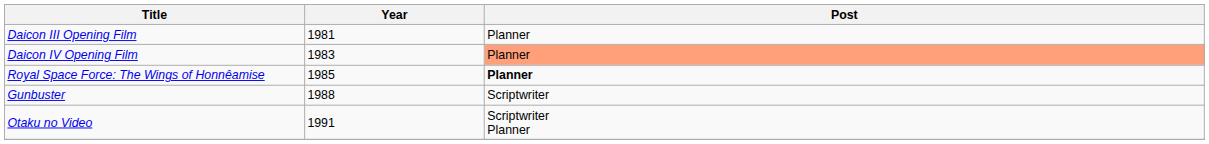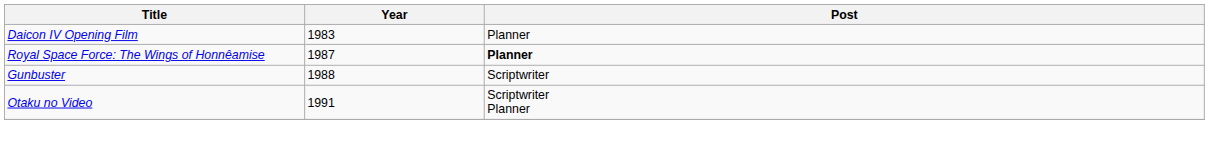- row: (72, 35)
(509, 55) lightsalmon background -> (509, 35) no background
(321, 75) 1985 -> (321, 55) 1987
